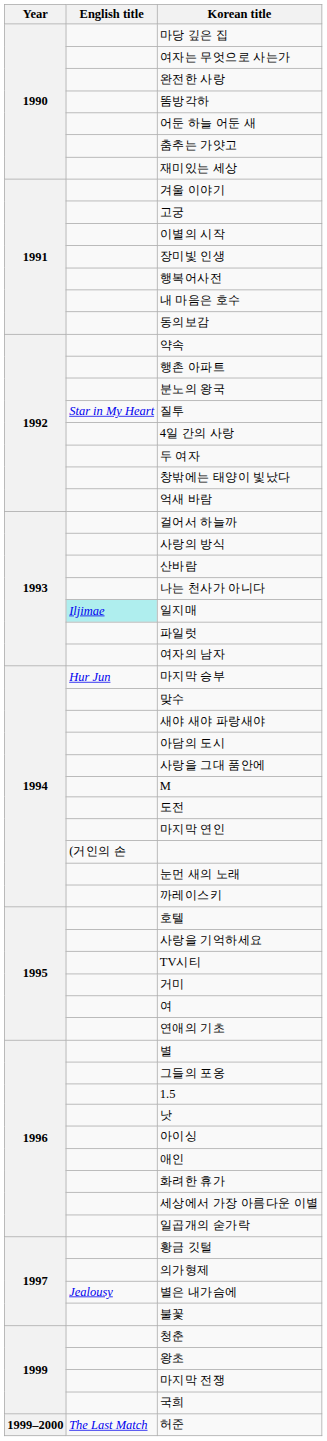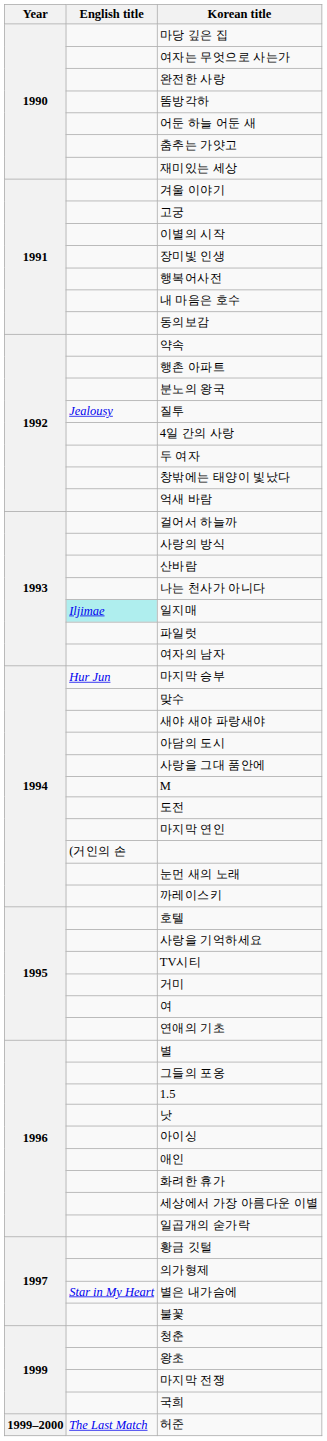(112, 411) Star in My Heart -> (91, 411) Jealousy
(91, 1292) Jealousy -> (112, 1292) Star in My Heart
